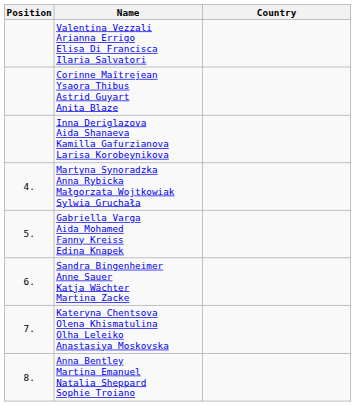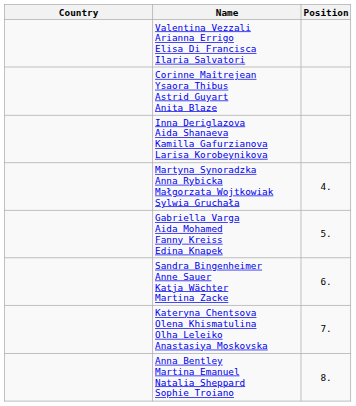columns swapped: (29, 12) <-> (277, 12)
